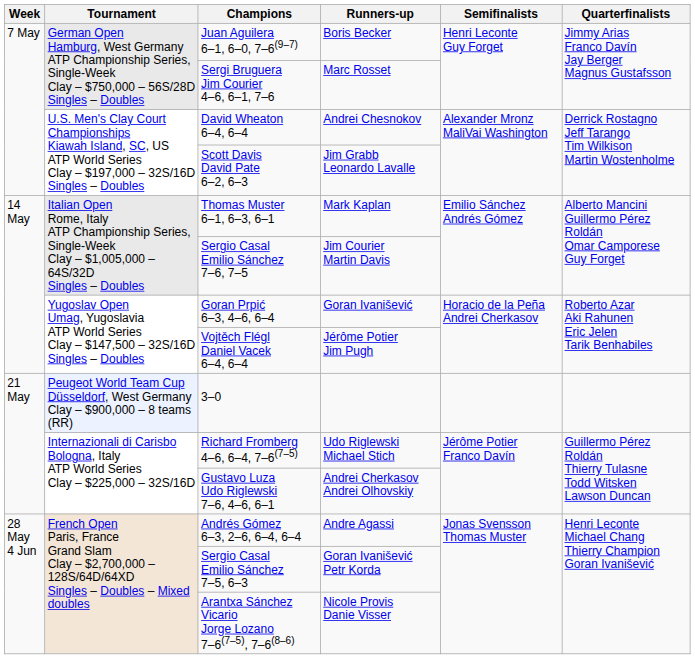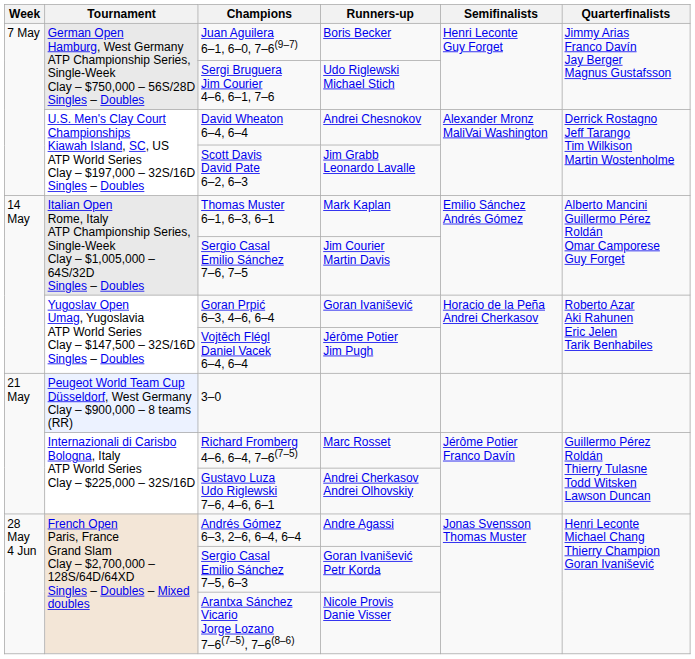(357, 70) Marc Rosset -> (361, 77) Udo Riglewski Michael Stich
(361, 449) Udo Riglewski Michael Stich -> (357, 443) Marc Rosset
